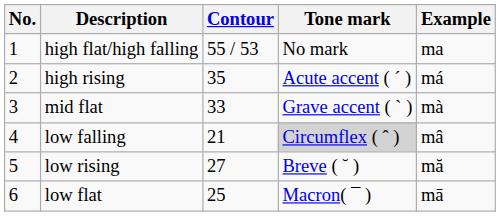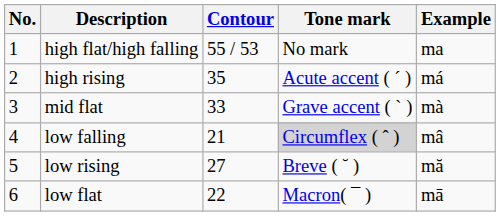(216, 195) 25 -> (216, 195) 22
